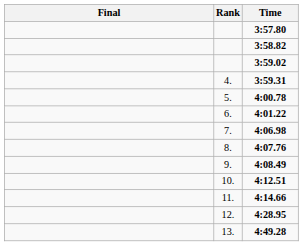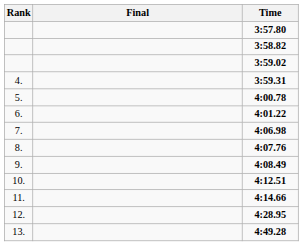columns swapped: (228, 13) <-> (109, 13)
